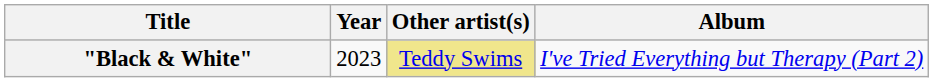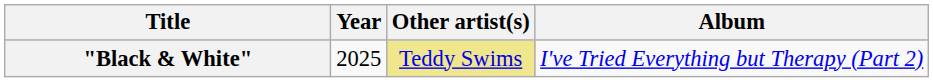(359, 58) 2023 -> (359, 58) 2025
